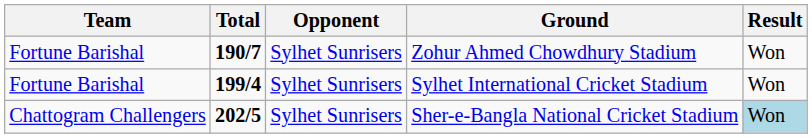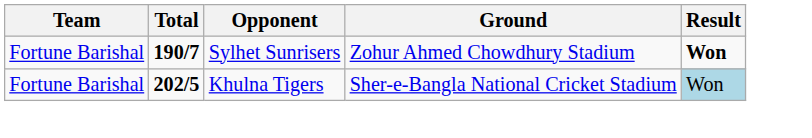(766, 52) normal -> (706, 52) bold
- row: (559, 84)
(108, 116) Chattogram Challengers -> (77, 84) Fortune Barishal
(336, 116) Sylhet Sunrisers -> (266, 84) Khulna Tigers
